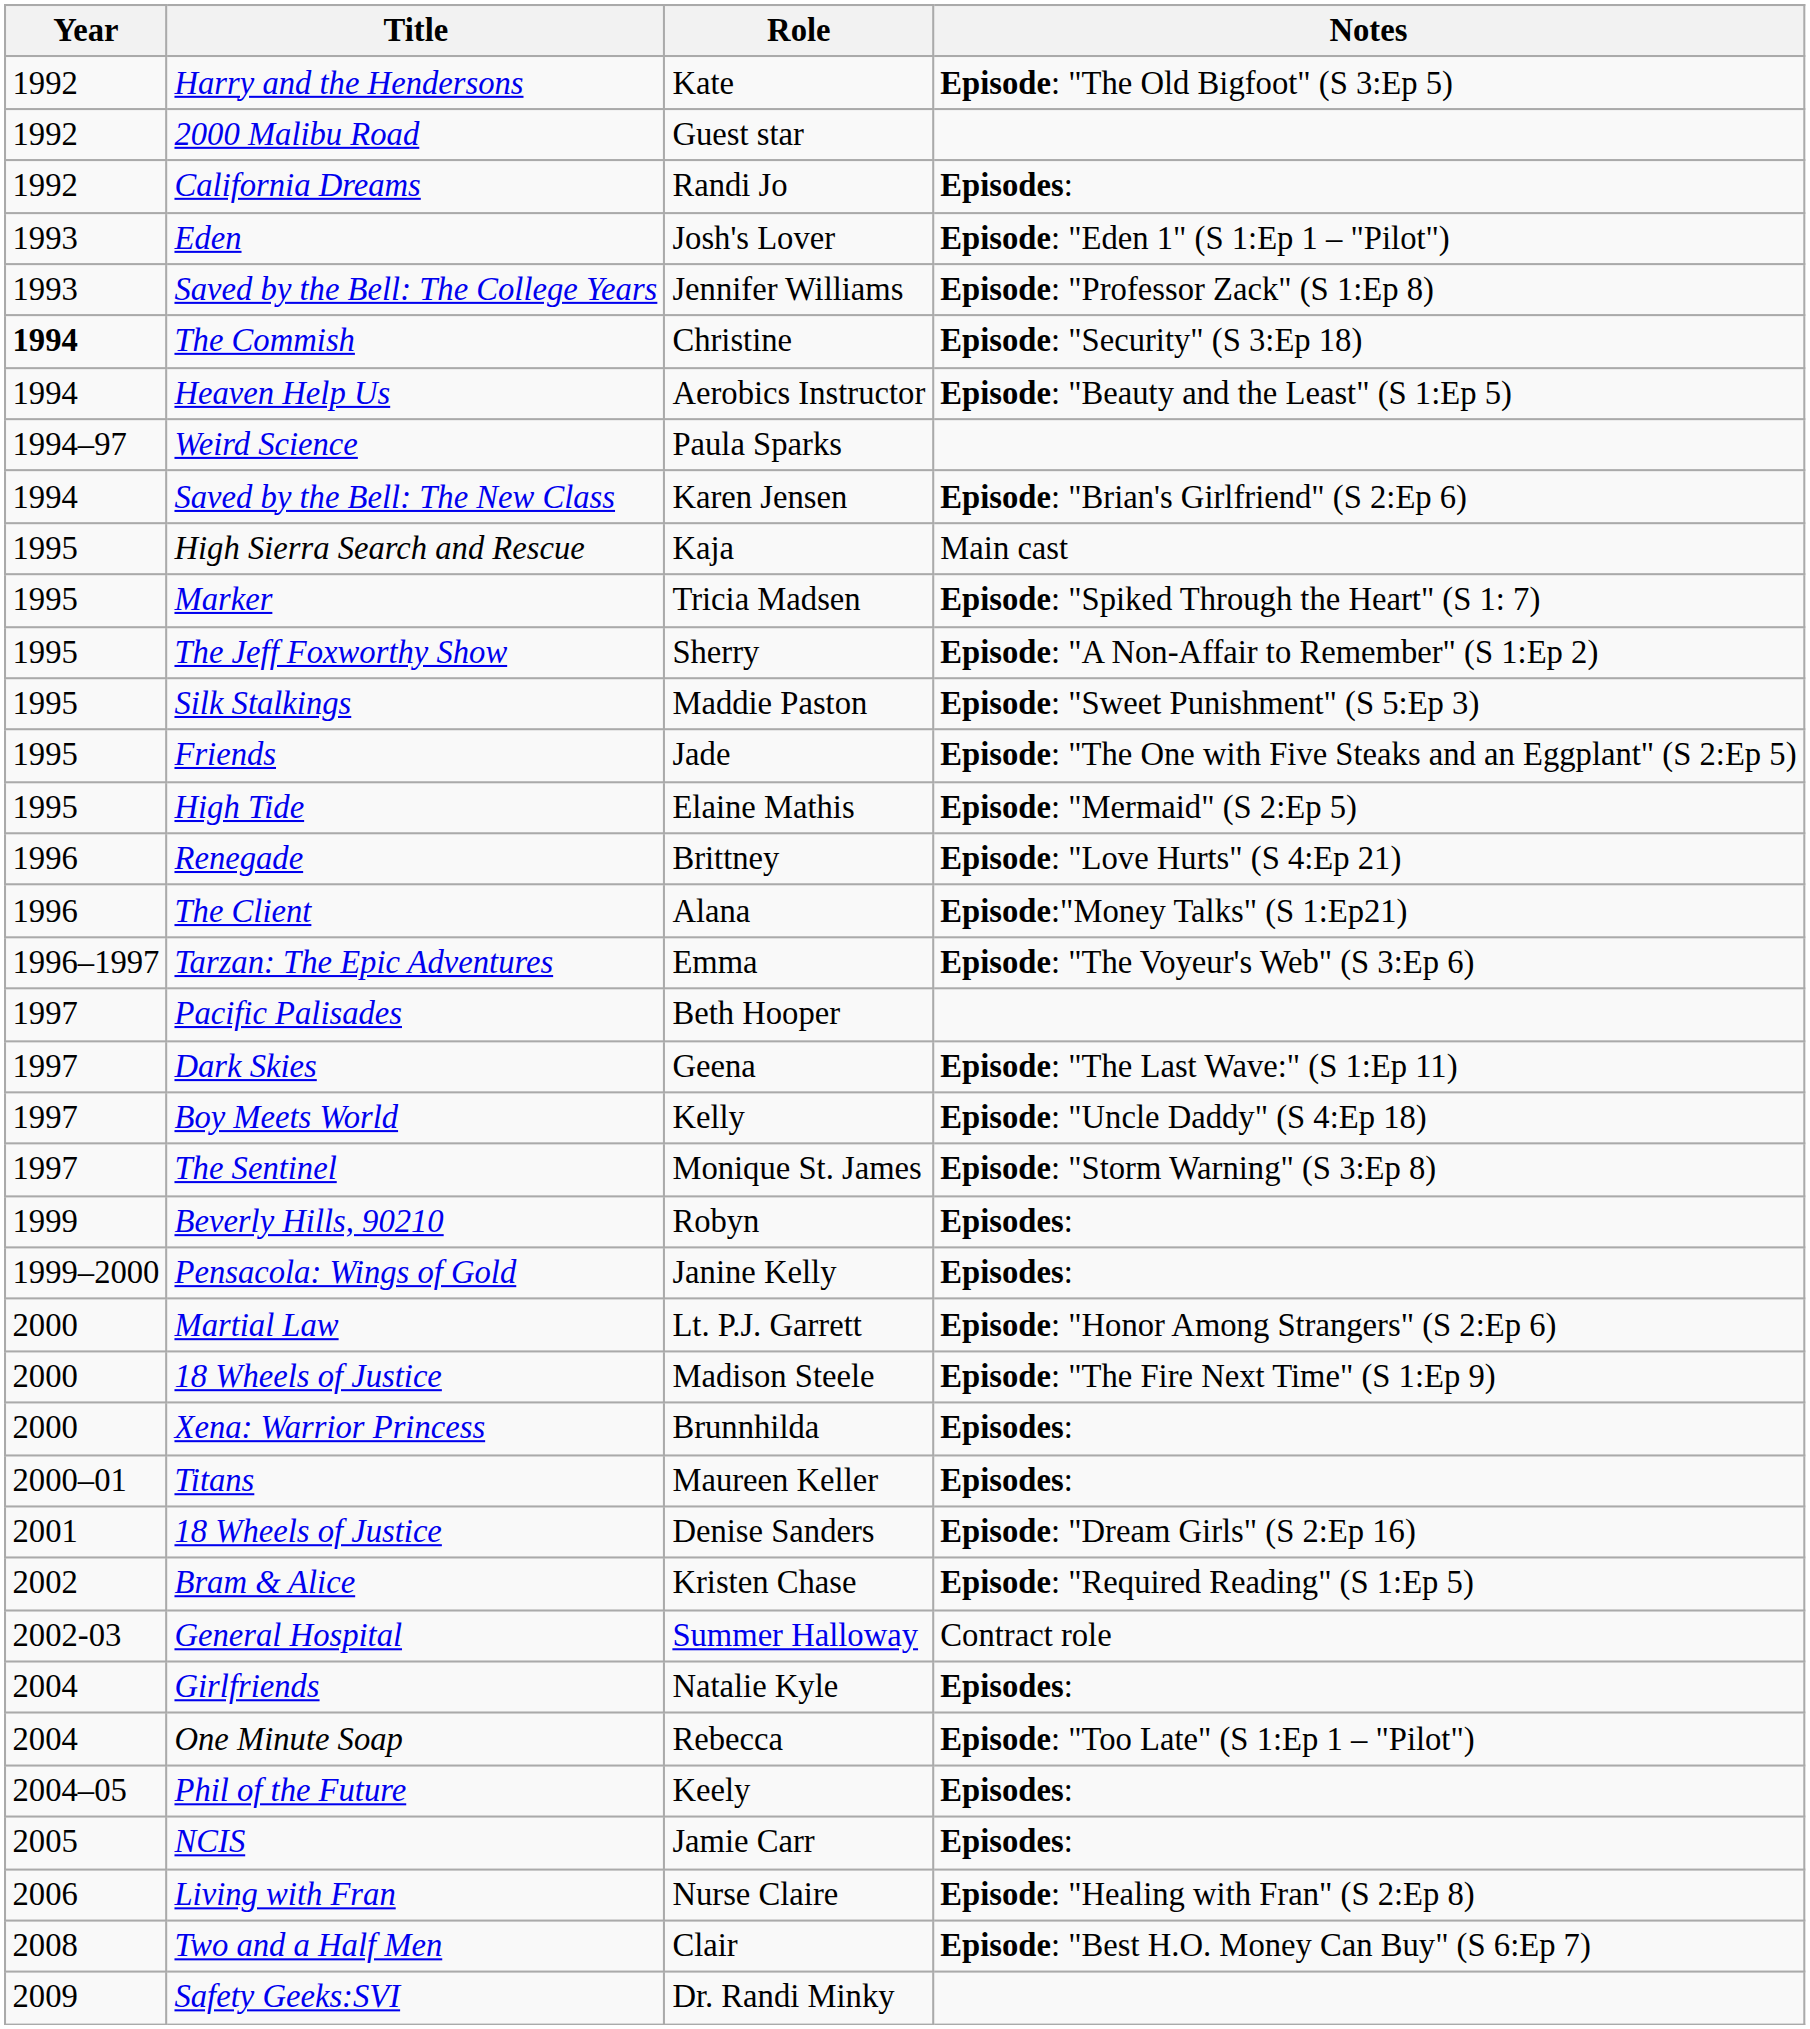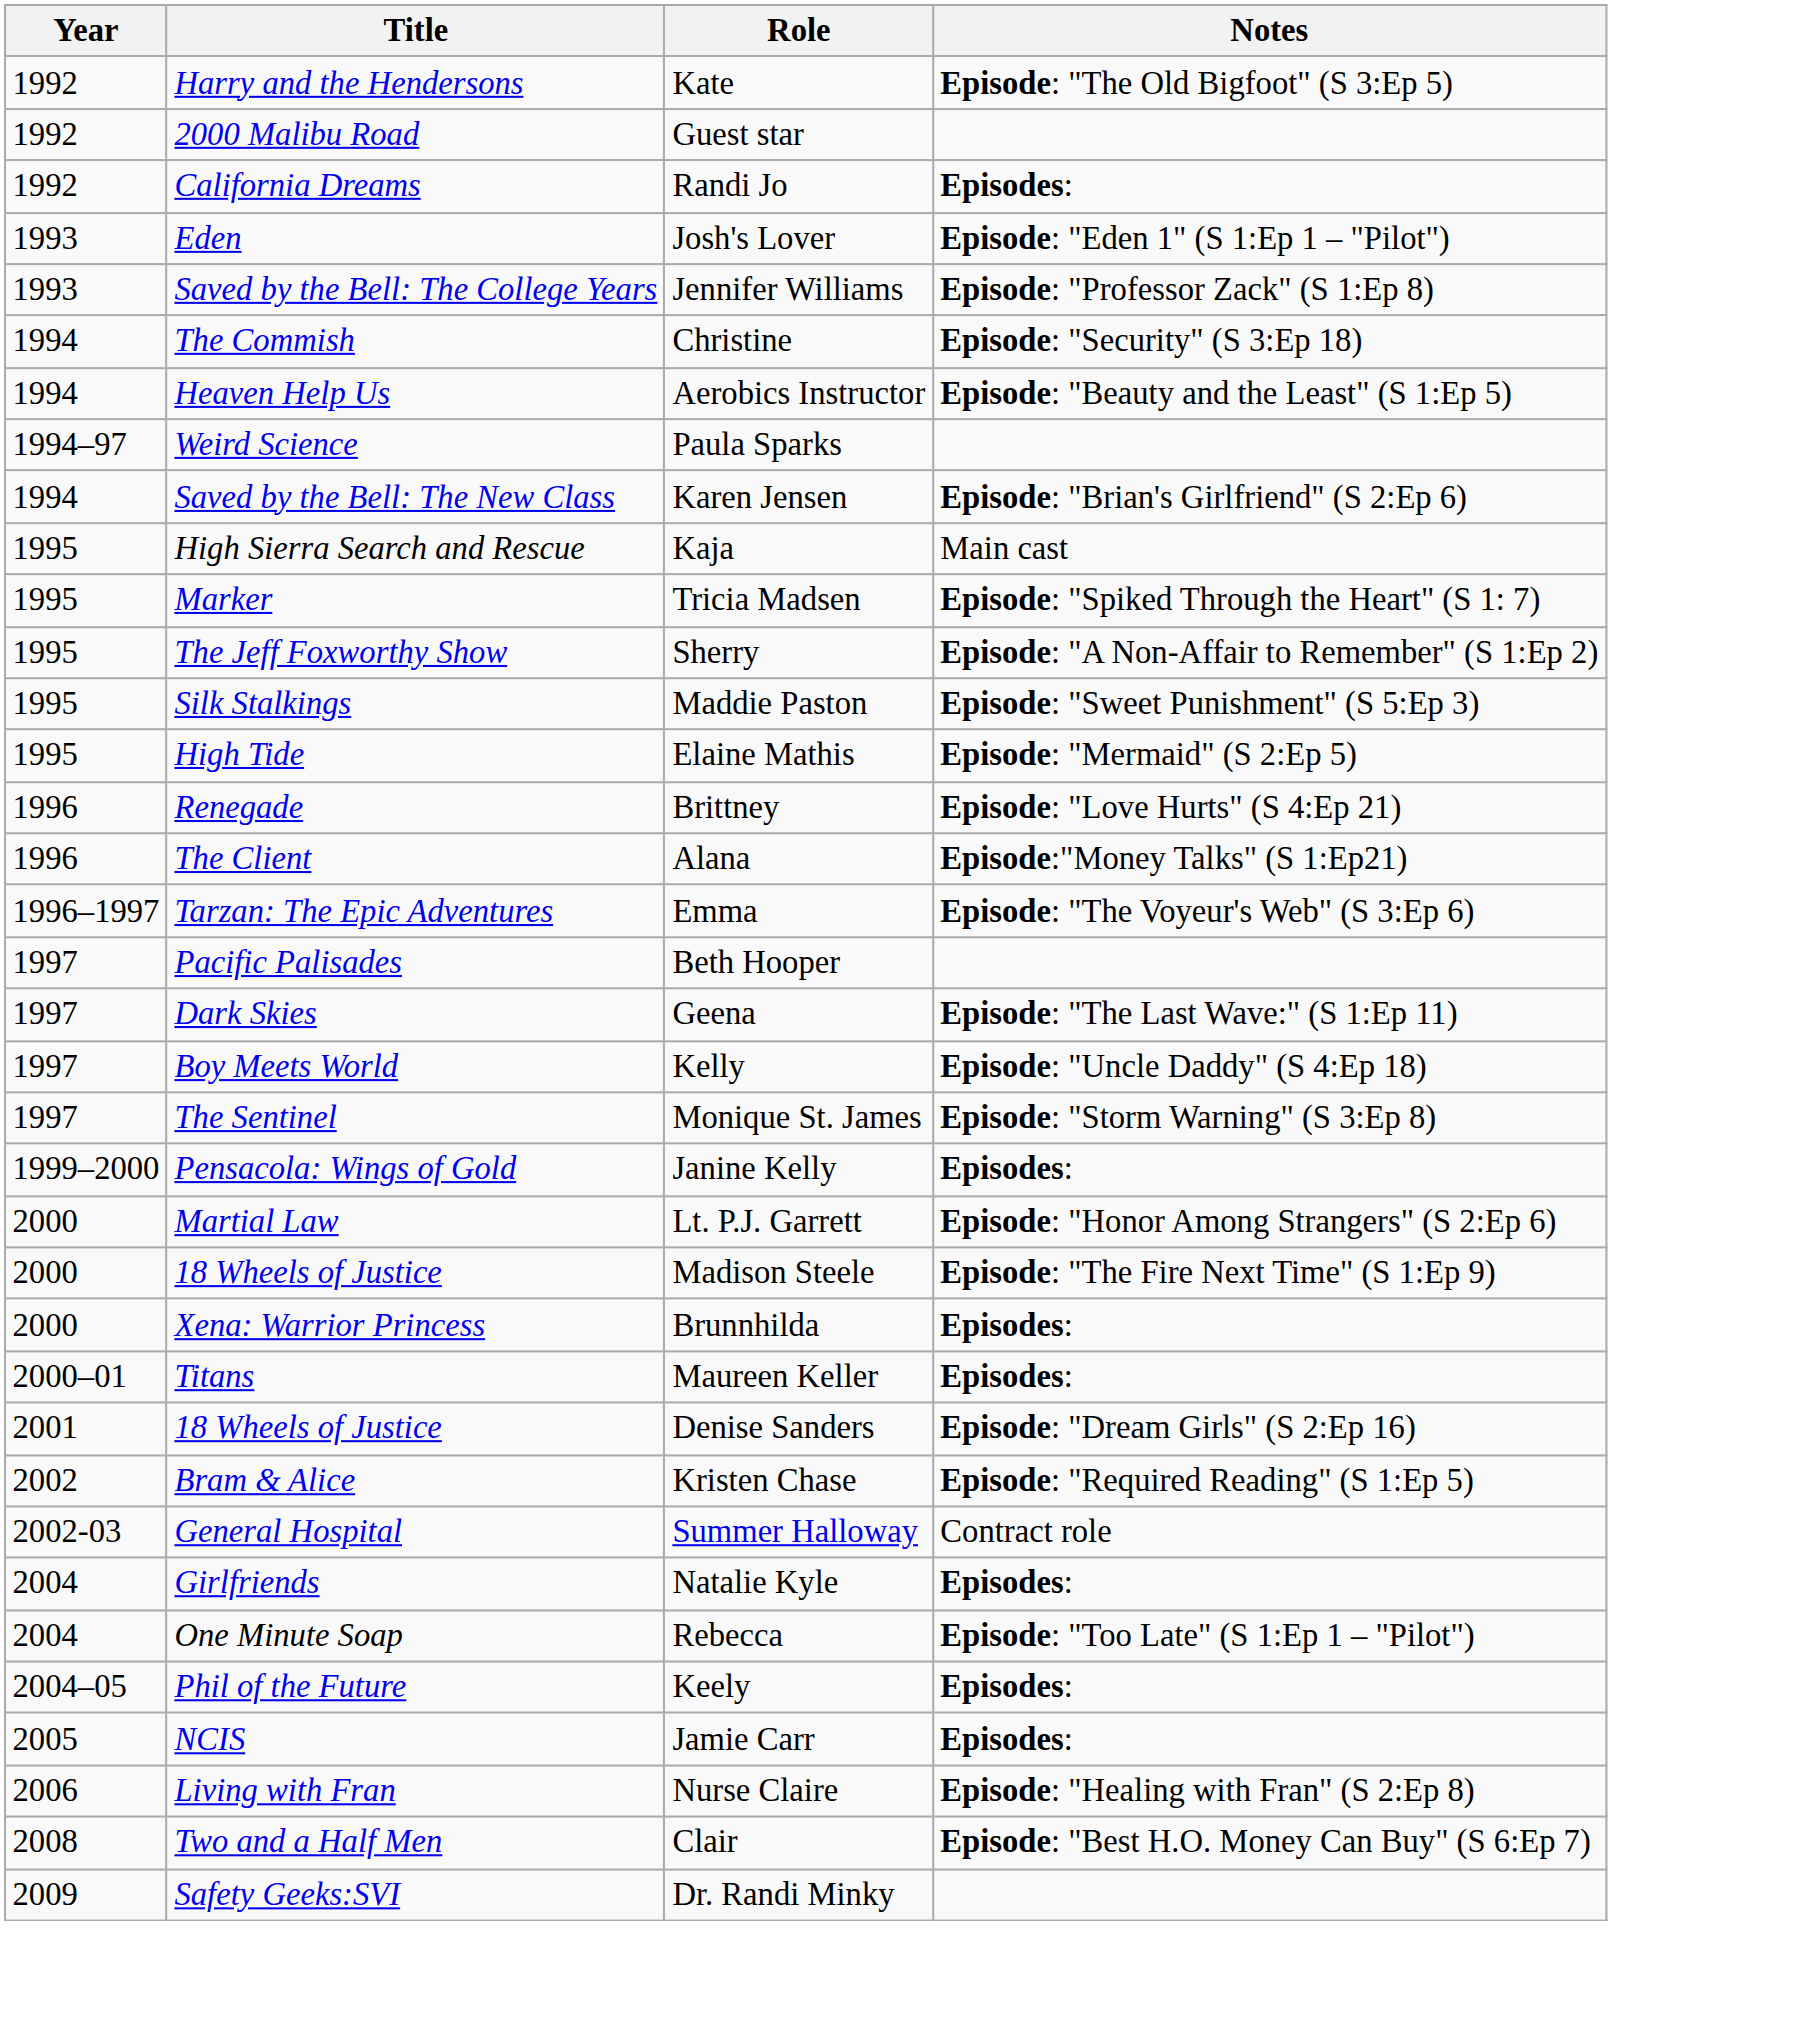(45, 340) bold -> (45, 340) normal
- row: (701, 755)
- row: (716, 1220)
